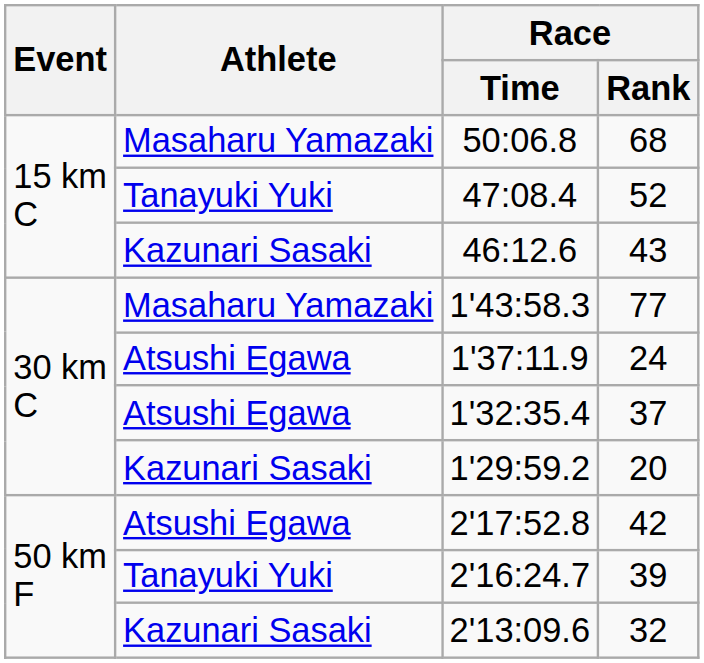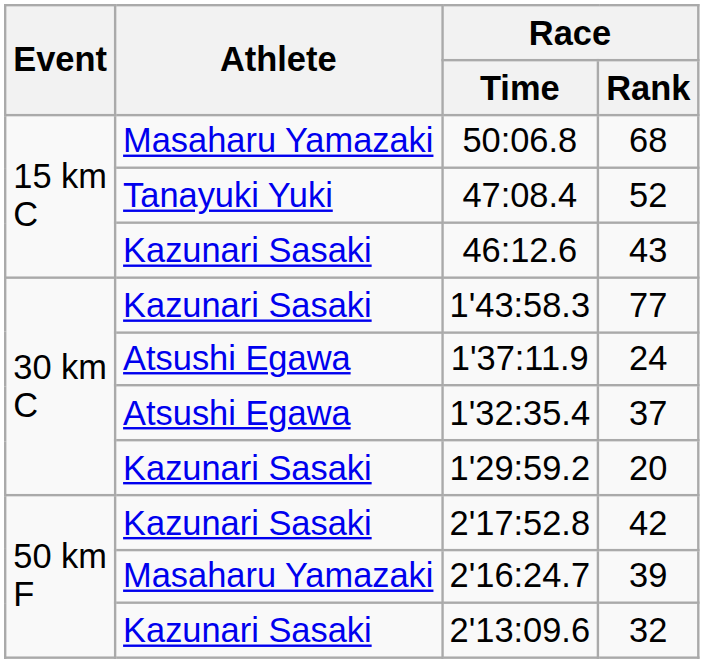(278, 305) Masaharu Yamazaki -> (247, 305) Kazunari Sasaki
(237, 522) Atsushi Egawa -> (247, 522) Kazunari Sasaki
(228, 576) Tanayuki Yuki -> (278, 576) Masaharu Yamazaki
